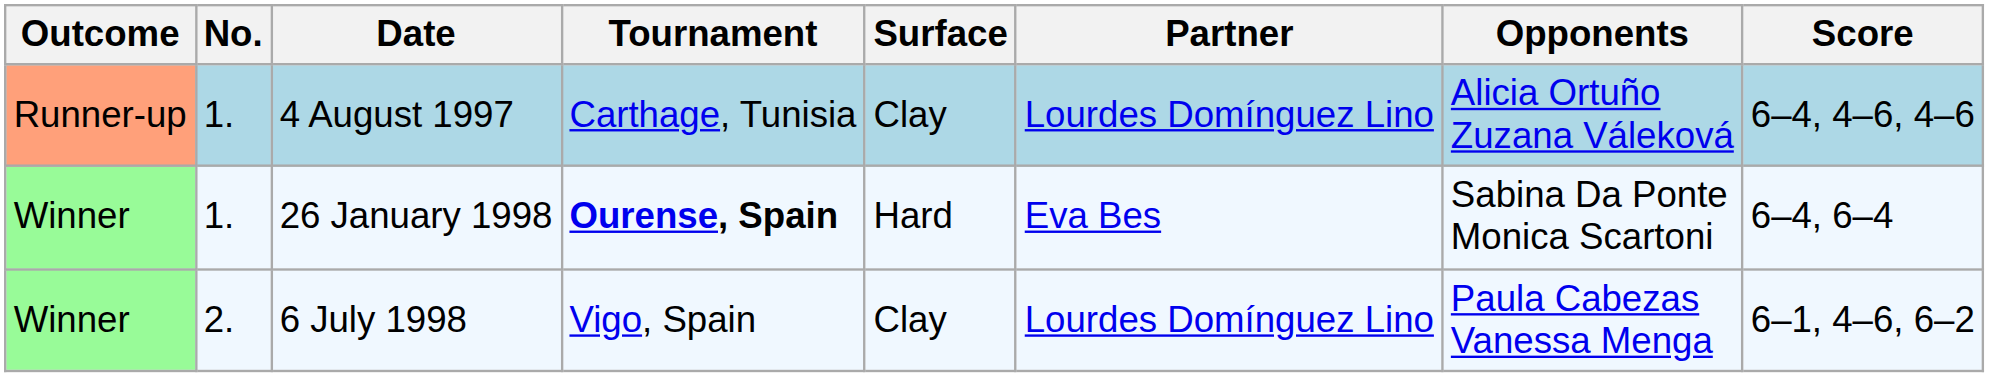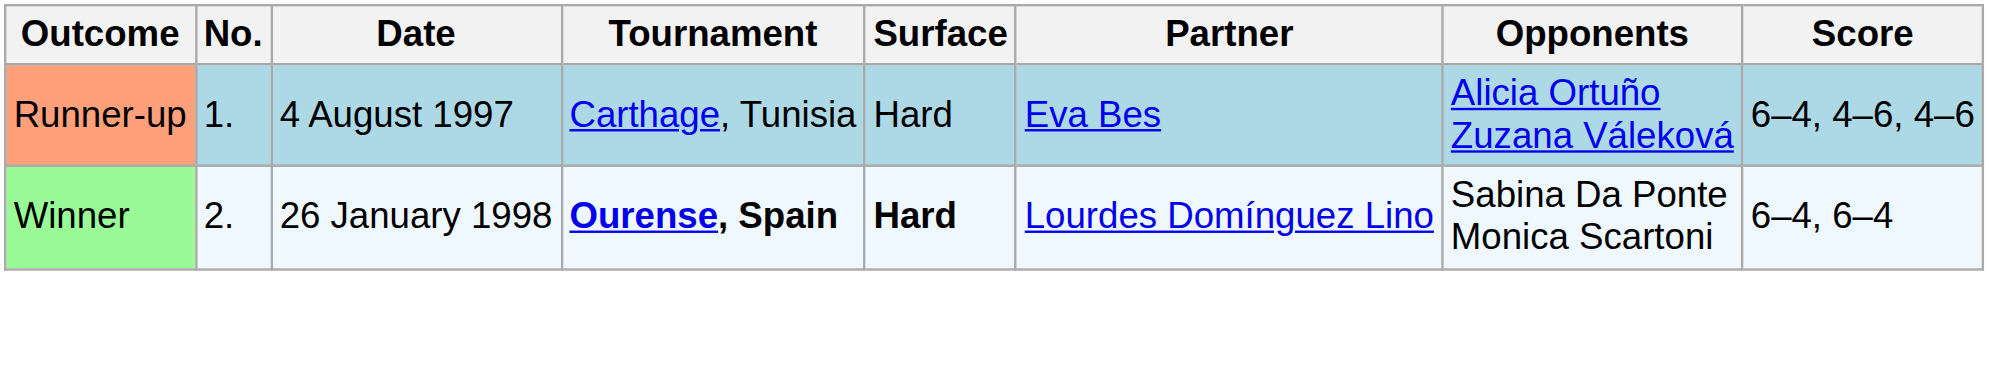(910, 114) Clay -> (913, 114) Hard
(1229, 114) Lourdes Domínguez Lino -> (1093, 114) Eva Bes
(219, 216) 1. -> (219, 216) 2.
(913, 216) normal -> (915, 216) bold
(1093, 216) Eva Bes -> (1229, 216) Lourdes Domínguez Lino
- row: (373, 318)
